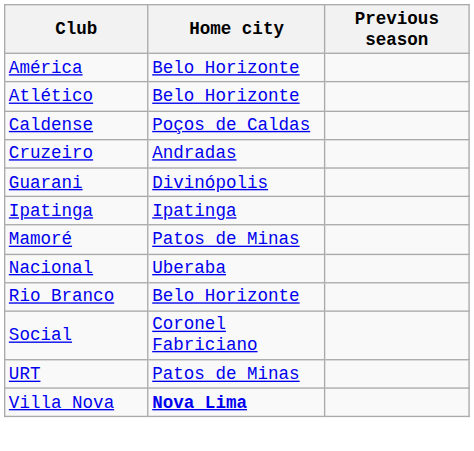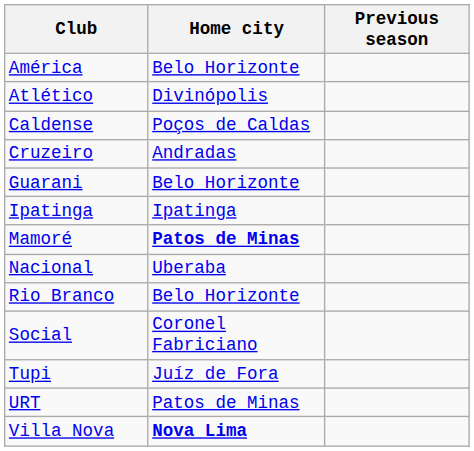(226, 96) Belo Horizonte -> (210, 96) Divinópolis
(210, 182) Divinópolis -> (226, 182) Belo Horizonte
(226, 239) normal -> (226, 239) bold
+ row: (30, 374)
